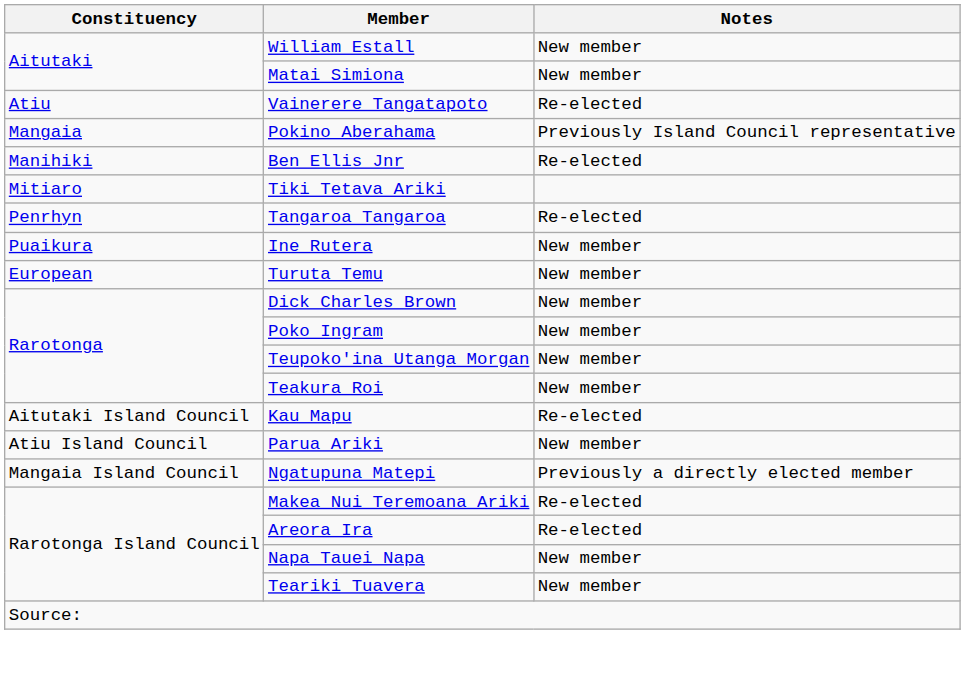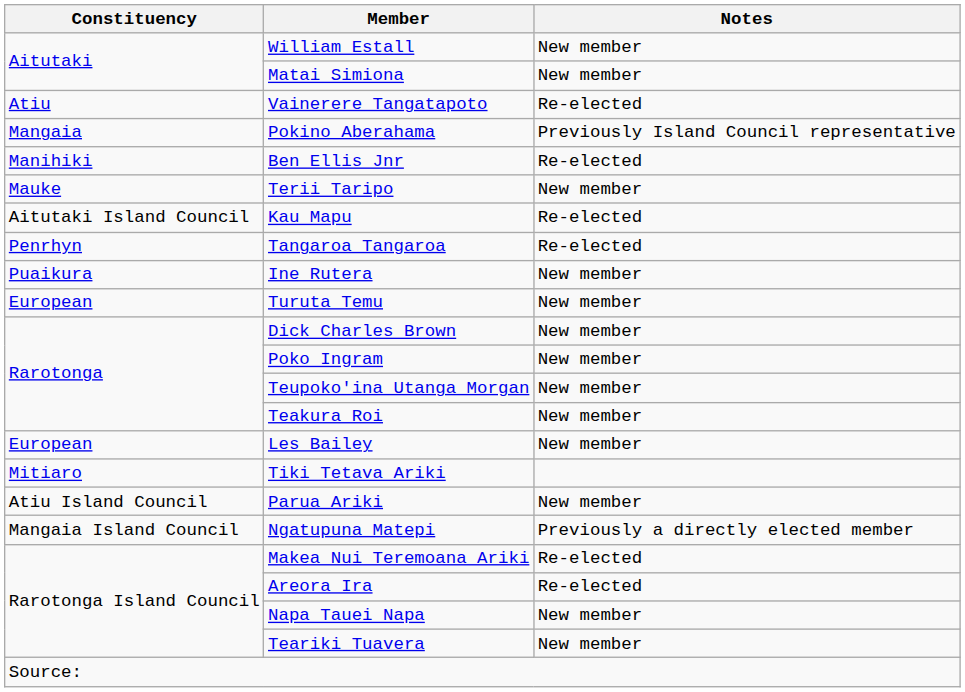+ row: (331, 189)
rows swapped: (357, 189) <-> (310, 416)
+ row: (320, 445)
